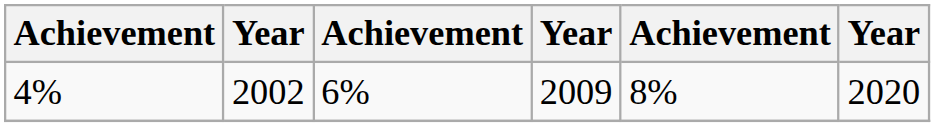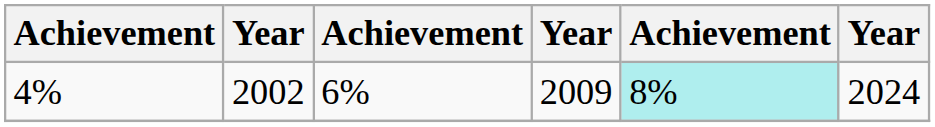(653, 90) no background -> (653, 90) paleturquoise background
(884, 90) 2020 -> (884, 90) 2024
